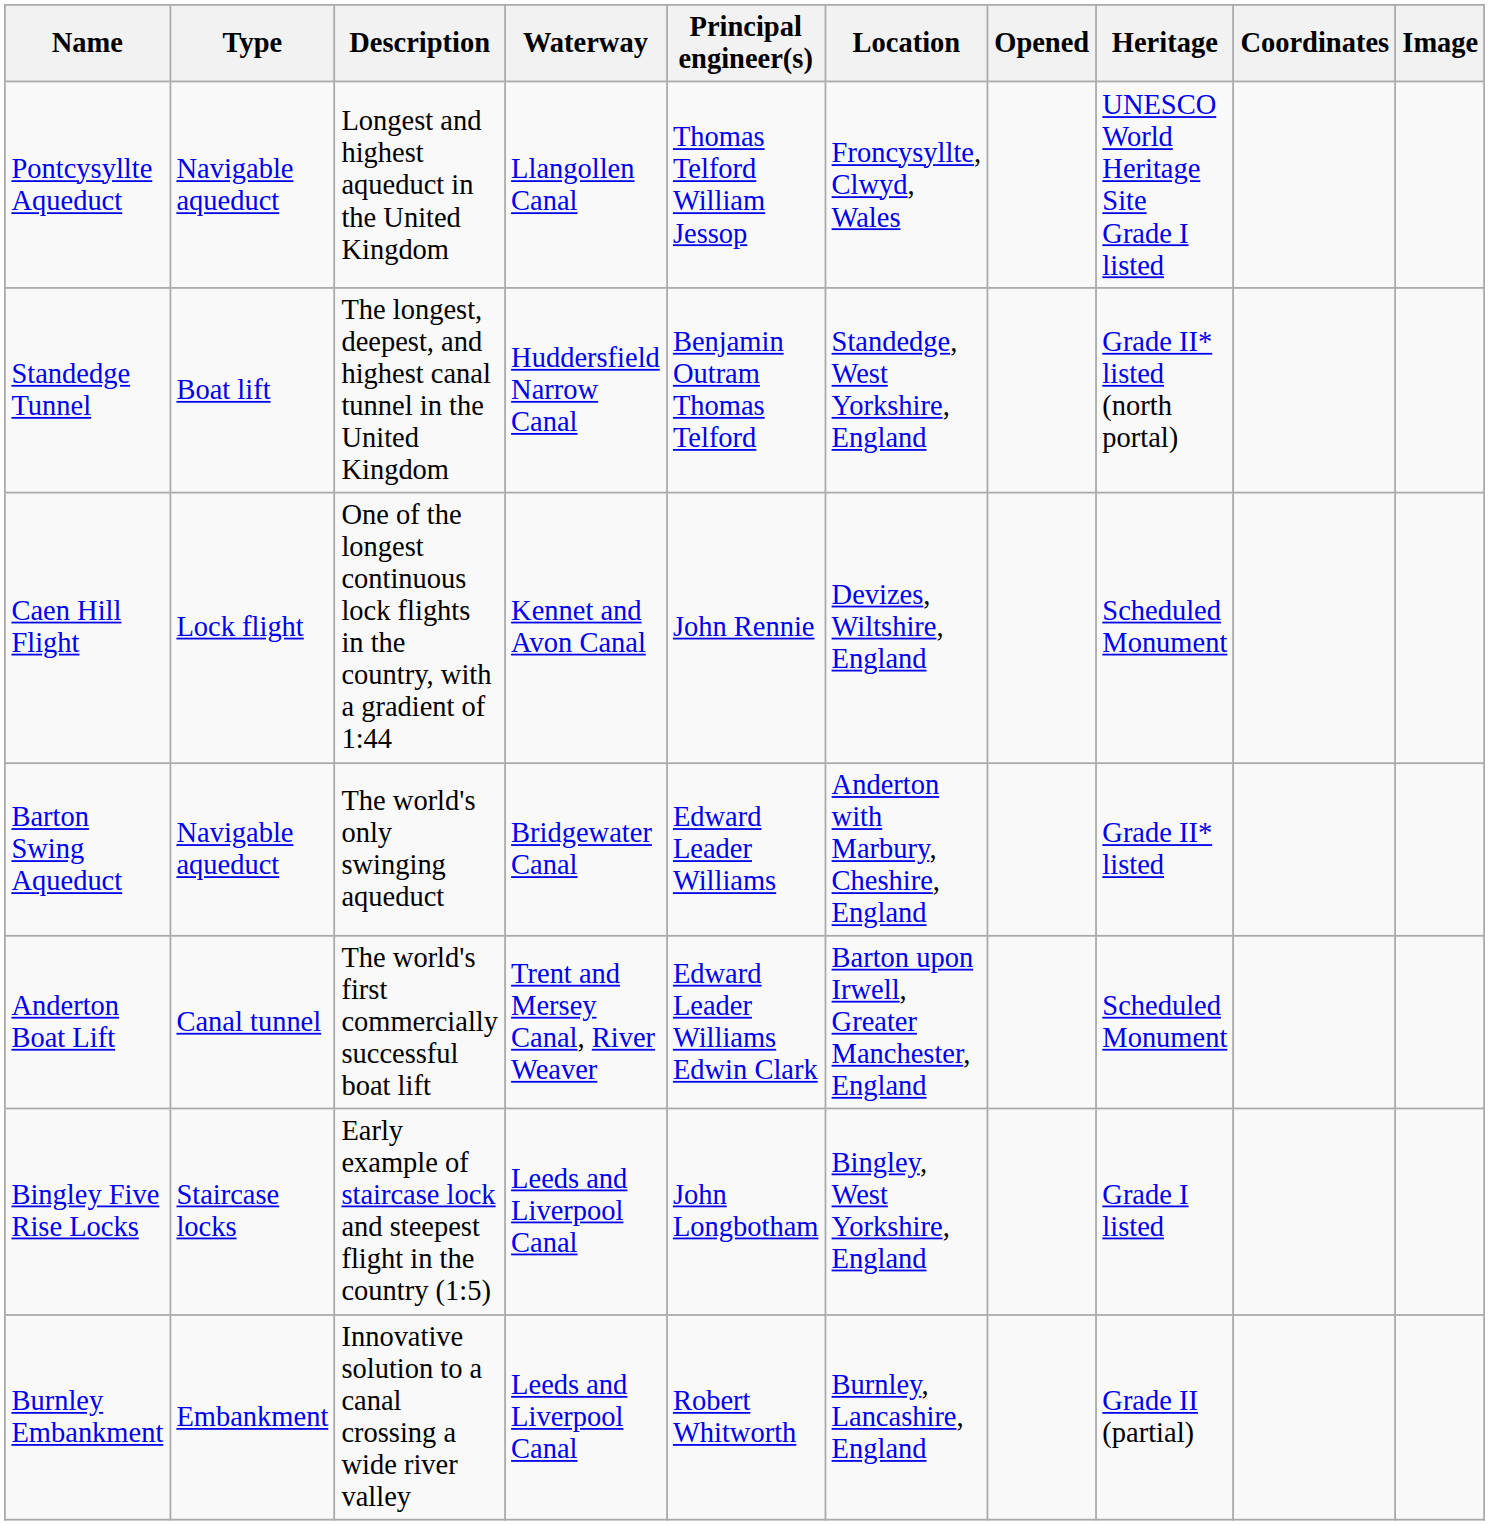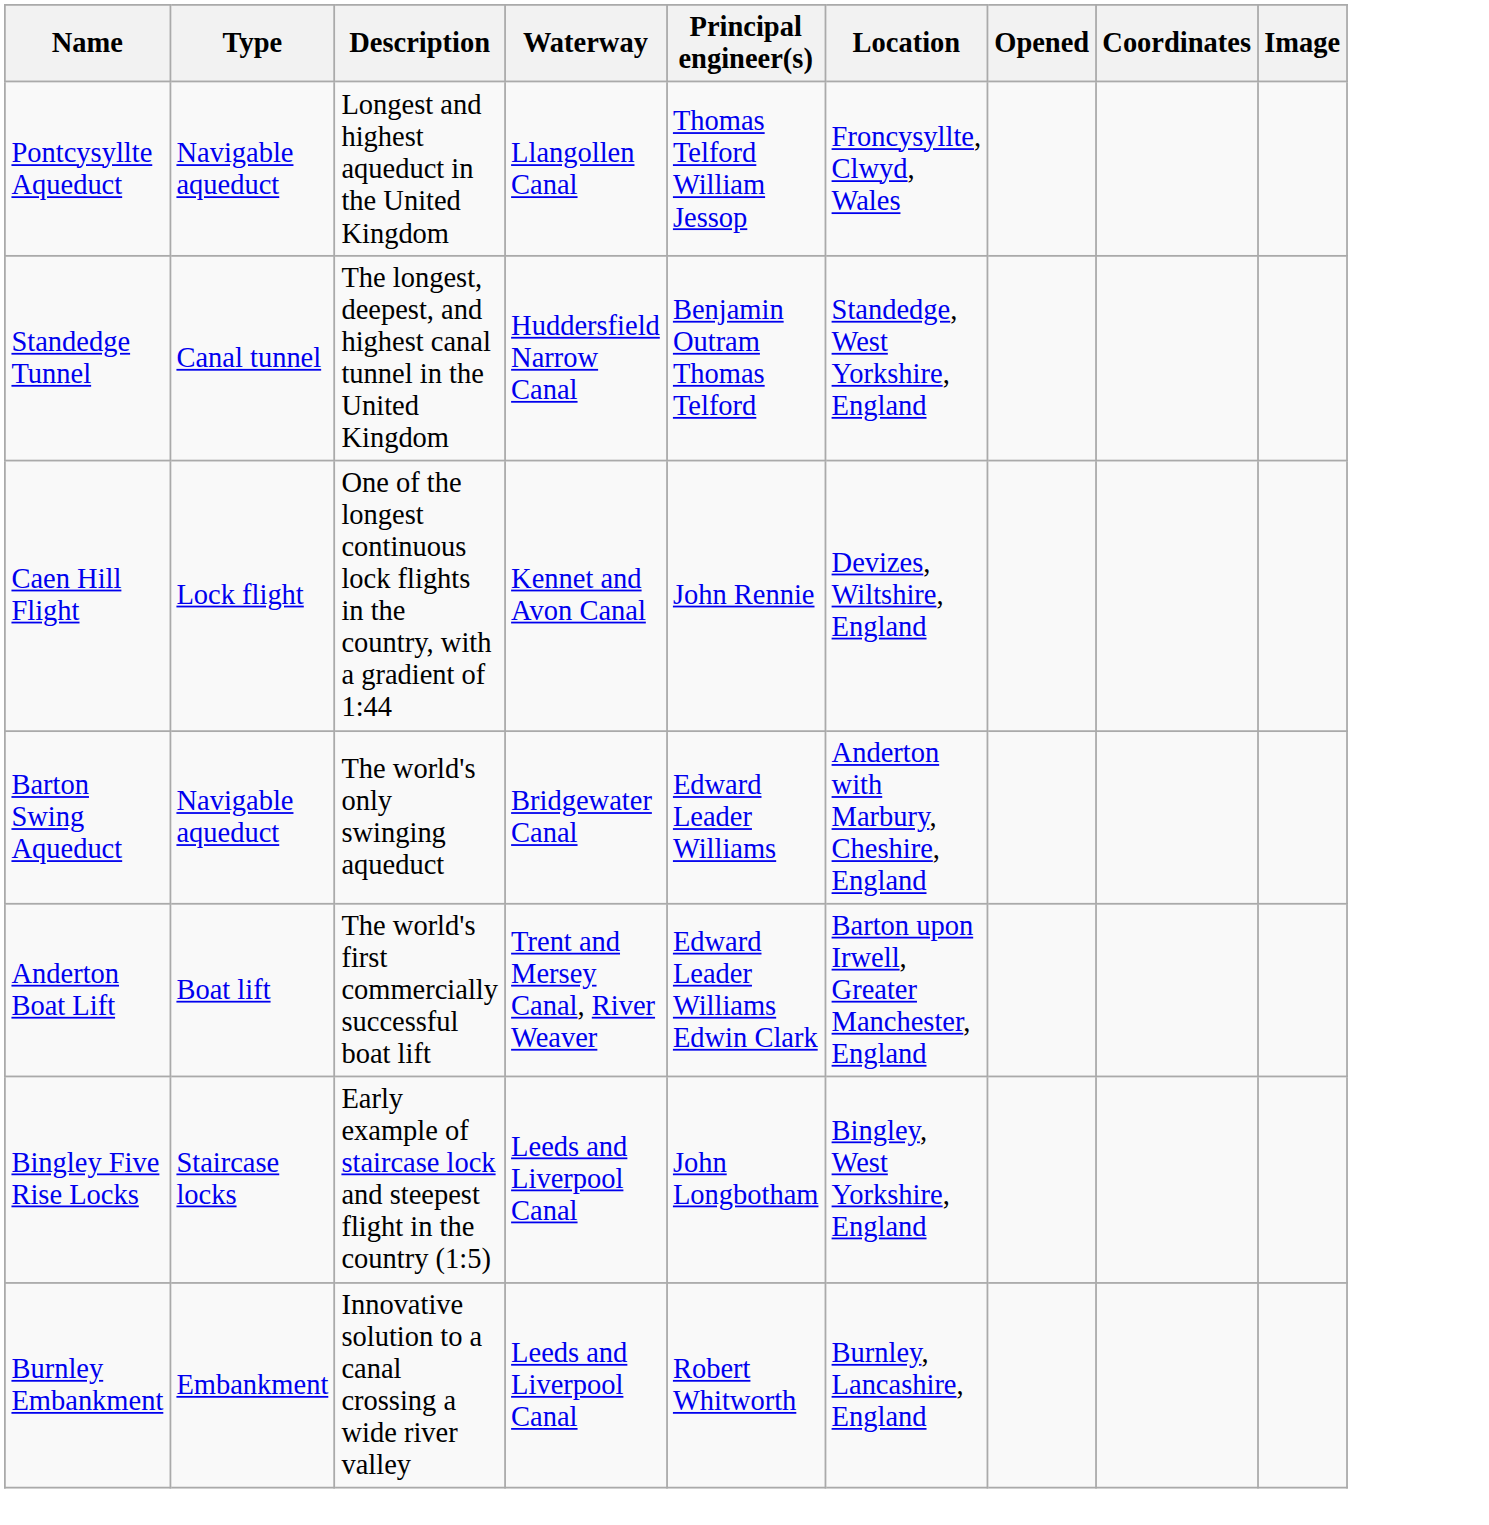- column: (1165, 43)
(224, 389) Boat lift -> (249, 357) Canal tunnel
(249, 1021) Canal tunnel -> (224, 989) Boat lift
